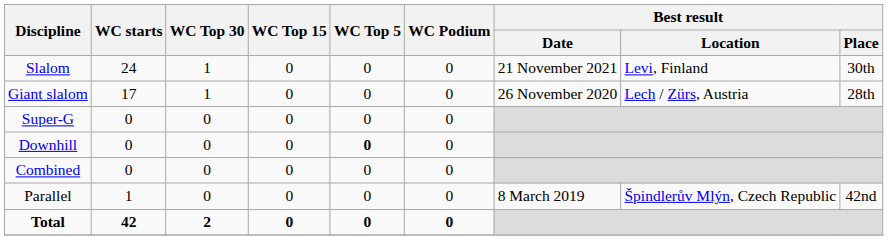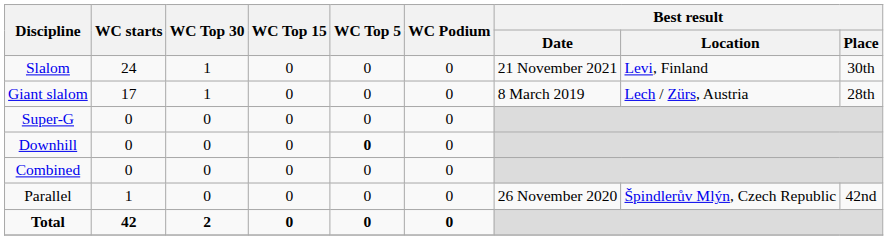(557, 94) 26 November 2020 -> (541, 94) 8 March 2019
(541, 196) 8 March 2019 -> (557, 196) 26 November 2020
